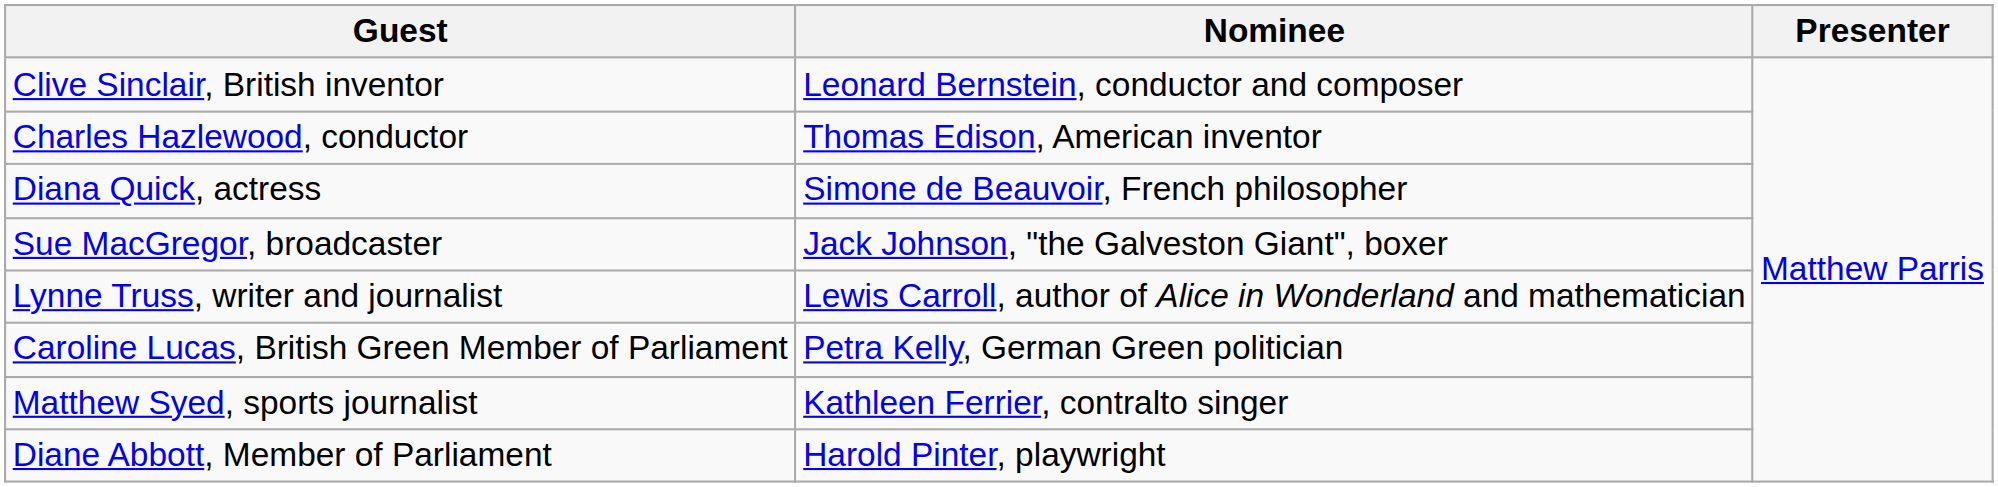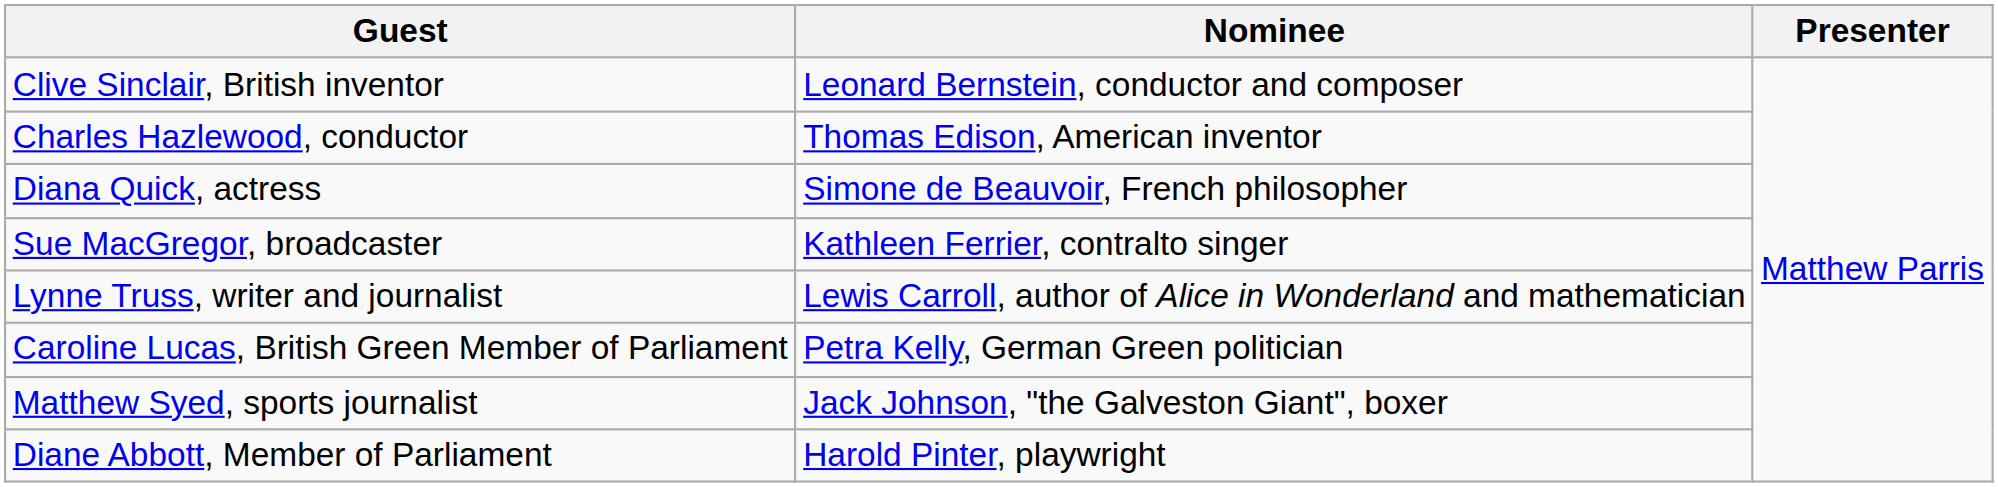(1125, 243) Jack Johnson, "the Galveston Giant", boxer -> (1046, 243) Kathleen Ferrier, contralto singer
(1046, 402) Kathleen Ferrier, contralto singer -> (1125, 402) Jack Johnson, "the Galveston Giant", boxer
